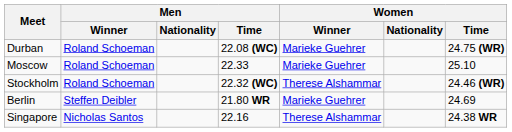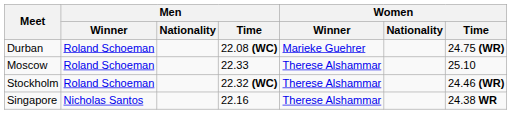(324, 65) Marieke Guehrer -> (332, 65) Therese Alshammar
- row: (21, 100)
